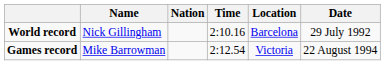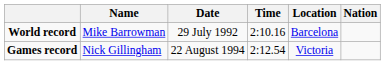columns swapped: (188, 13) <-> (340, 13)
(122, 32) Nick Gillingham -> (124, 32) Mike Barrowman
(124, 50) Mike Barrowman -> (122, 50) Nick Gillingham
